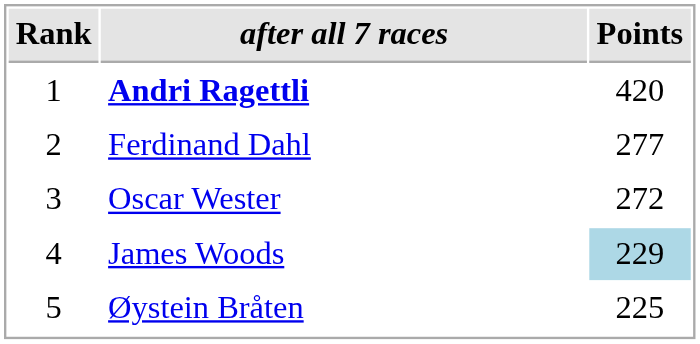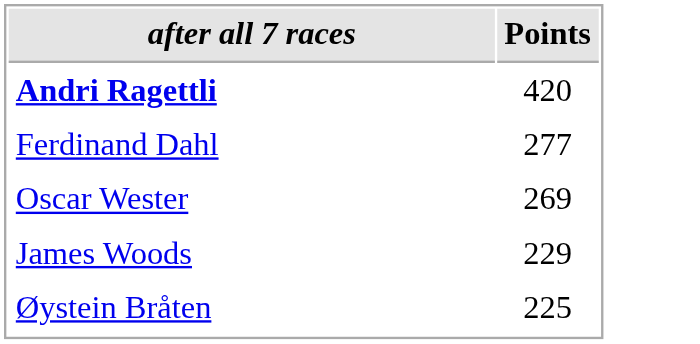- column: (54, 33)
(640, 199) 272 -> (548, 199) 269
(640, 253) lightblue background -> (548, 253) no background
